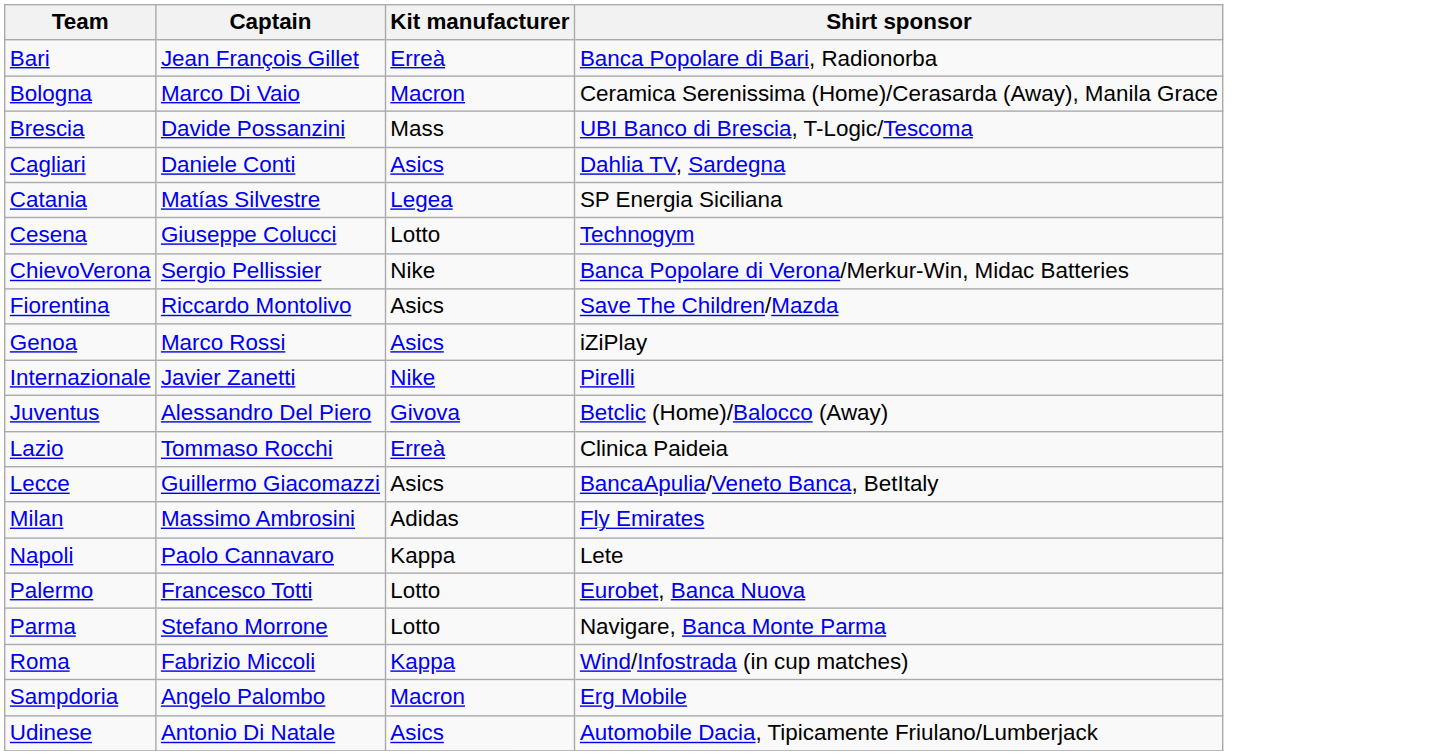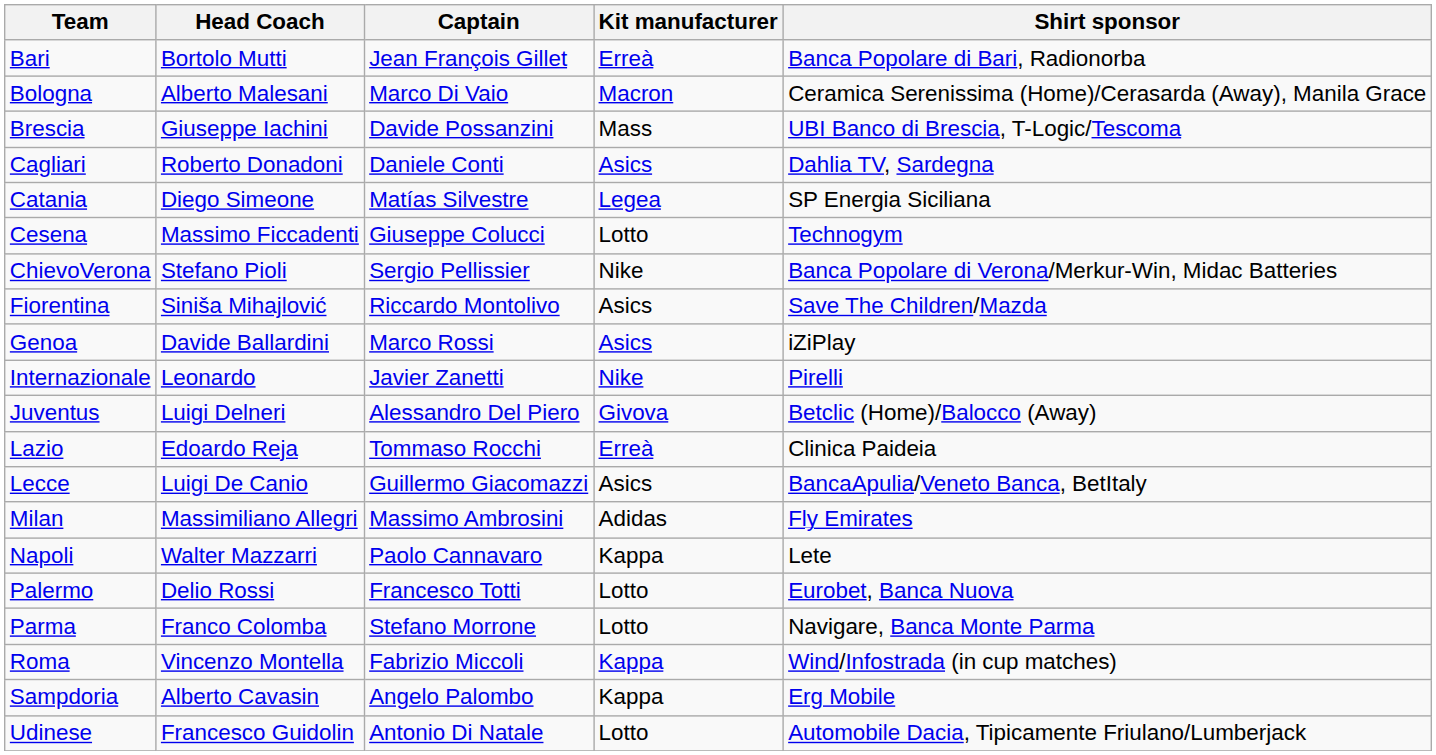+ column: (260, 22)
(428, 697) Macron -> (631, 697) Kappa
(417, 732) Asics -> (623, 732) Lotto
